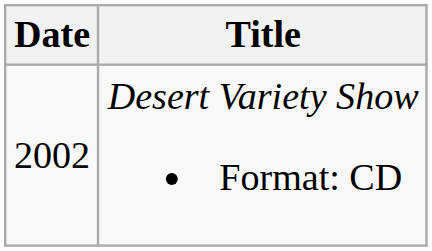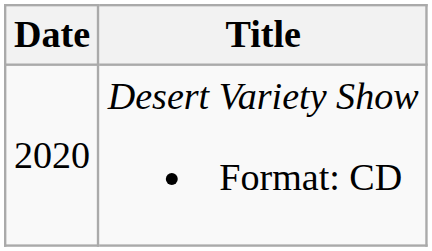(52, 154) 2002 -> (52, 154) 2020
